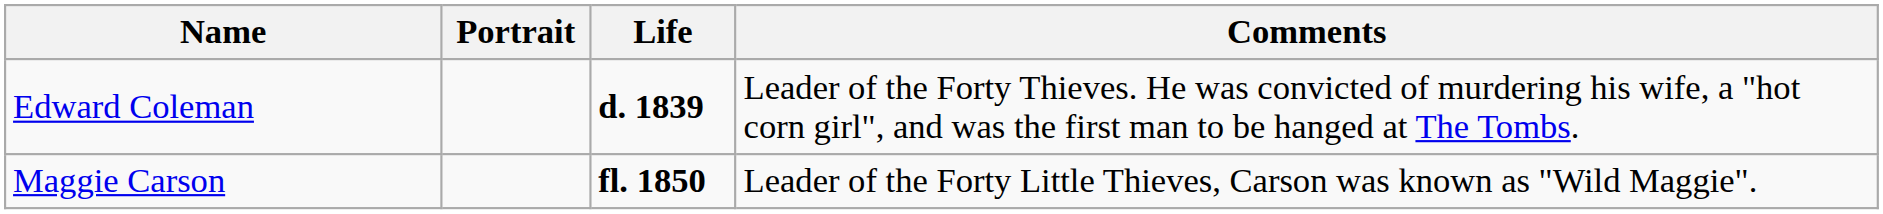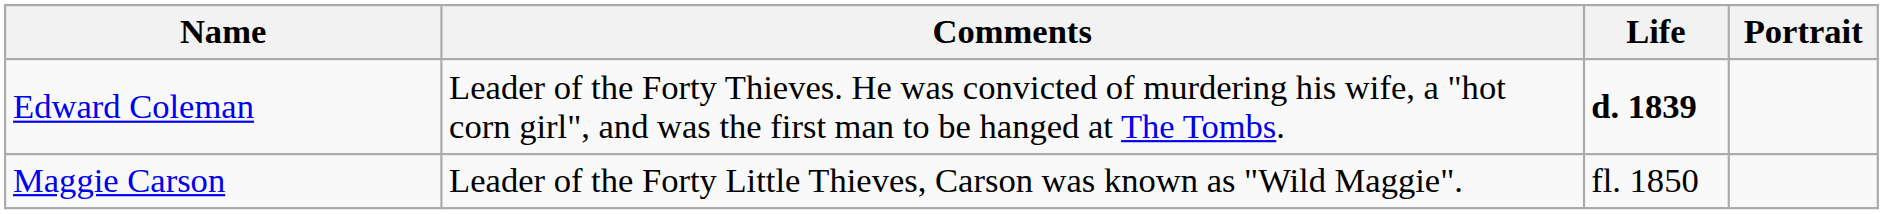columns swapped: (516, 31) <-> (1307, 31)
(652, 180) bold -> (1645, 180) normal
